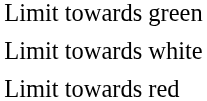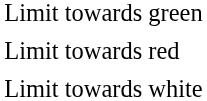rows swapped: (92, 89) <-> (103, 50)
